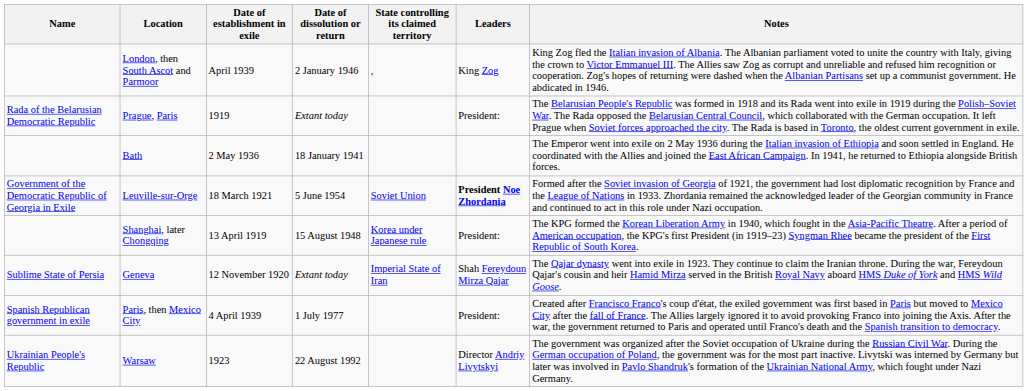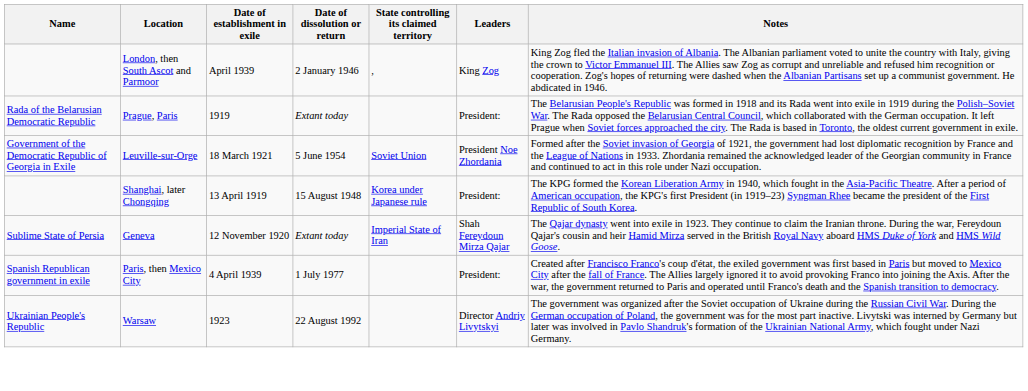- row: (132, 155)
(489, 195) bold -> (488, 155) normal
